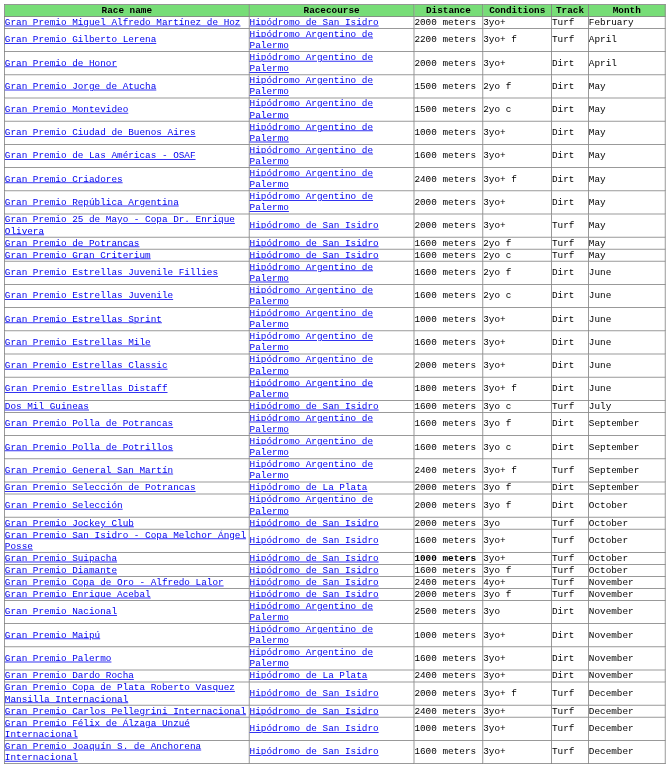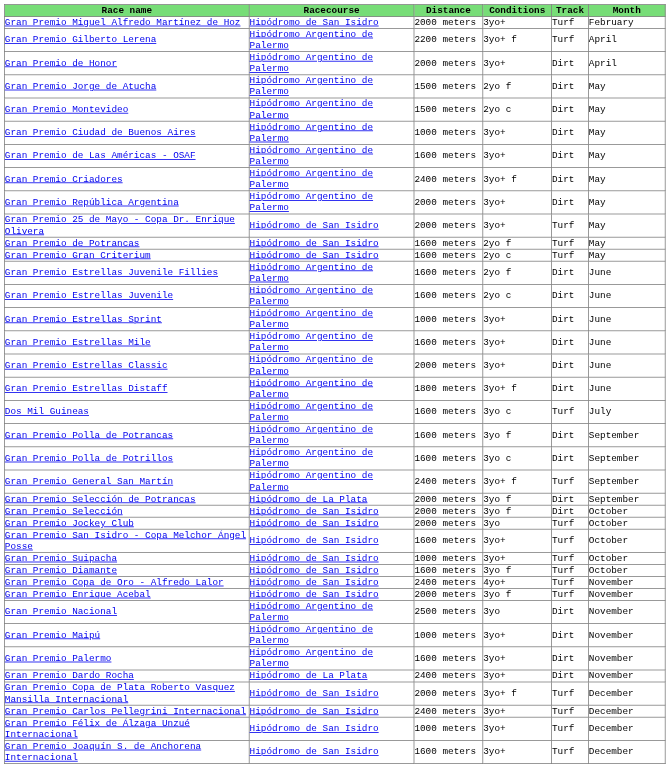(314, 406) Hipódromo de San Isidro -> (311, 412) Hipódromo Argentino de Palermo
(311, 506) Hipódromo Argentino de Palermo -> (314, 511) Hipódromo de San Isidro
(445, 558) bold -> (445, 558) normal
